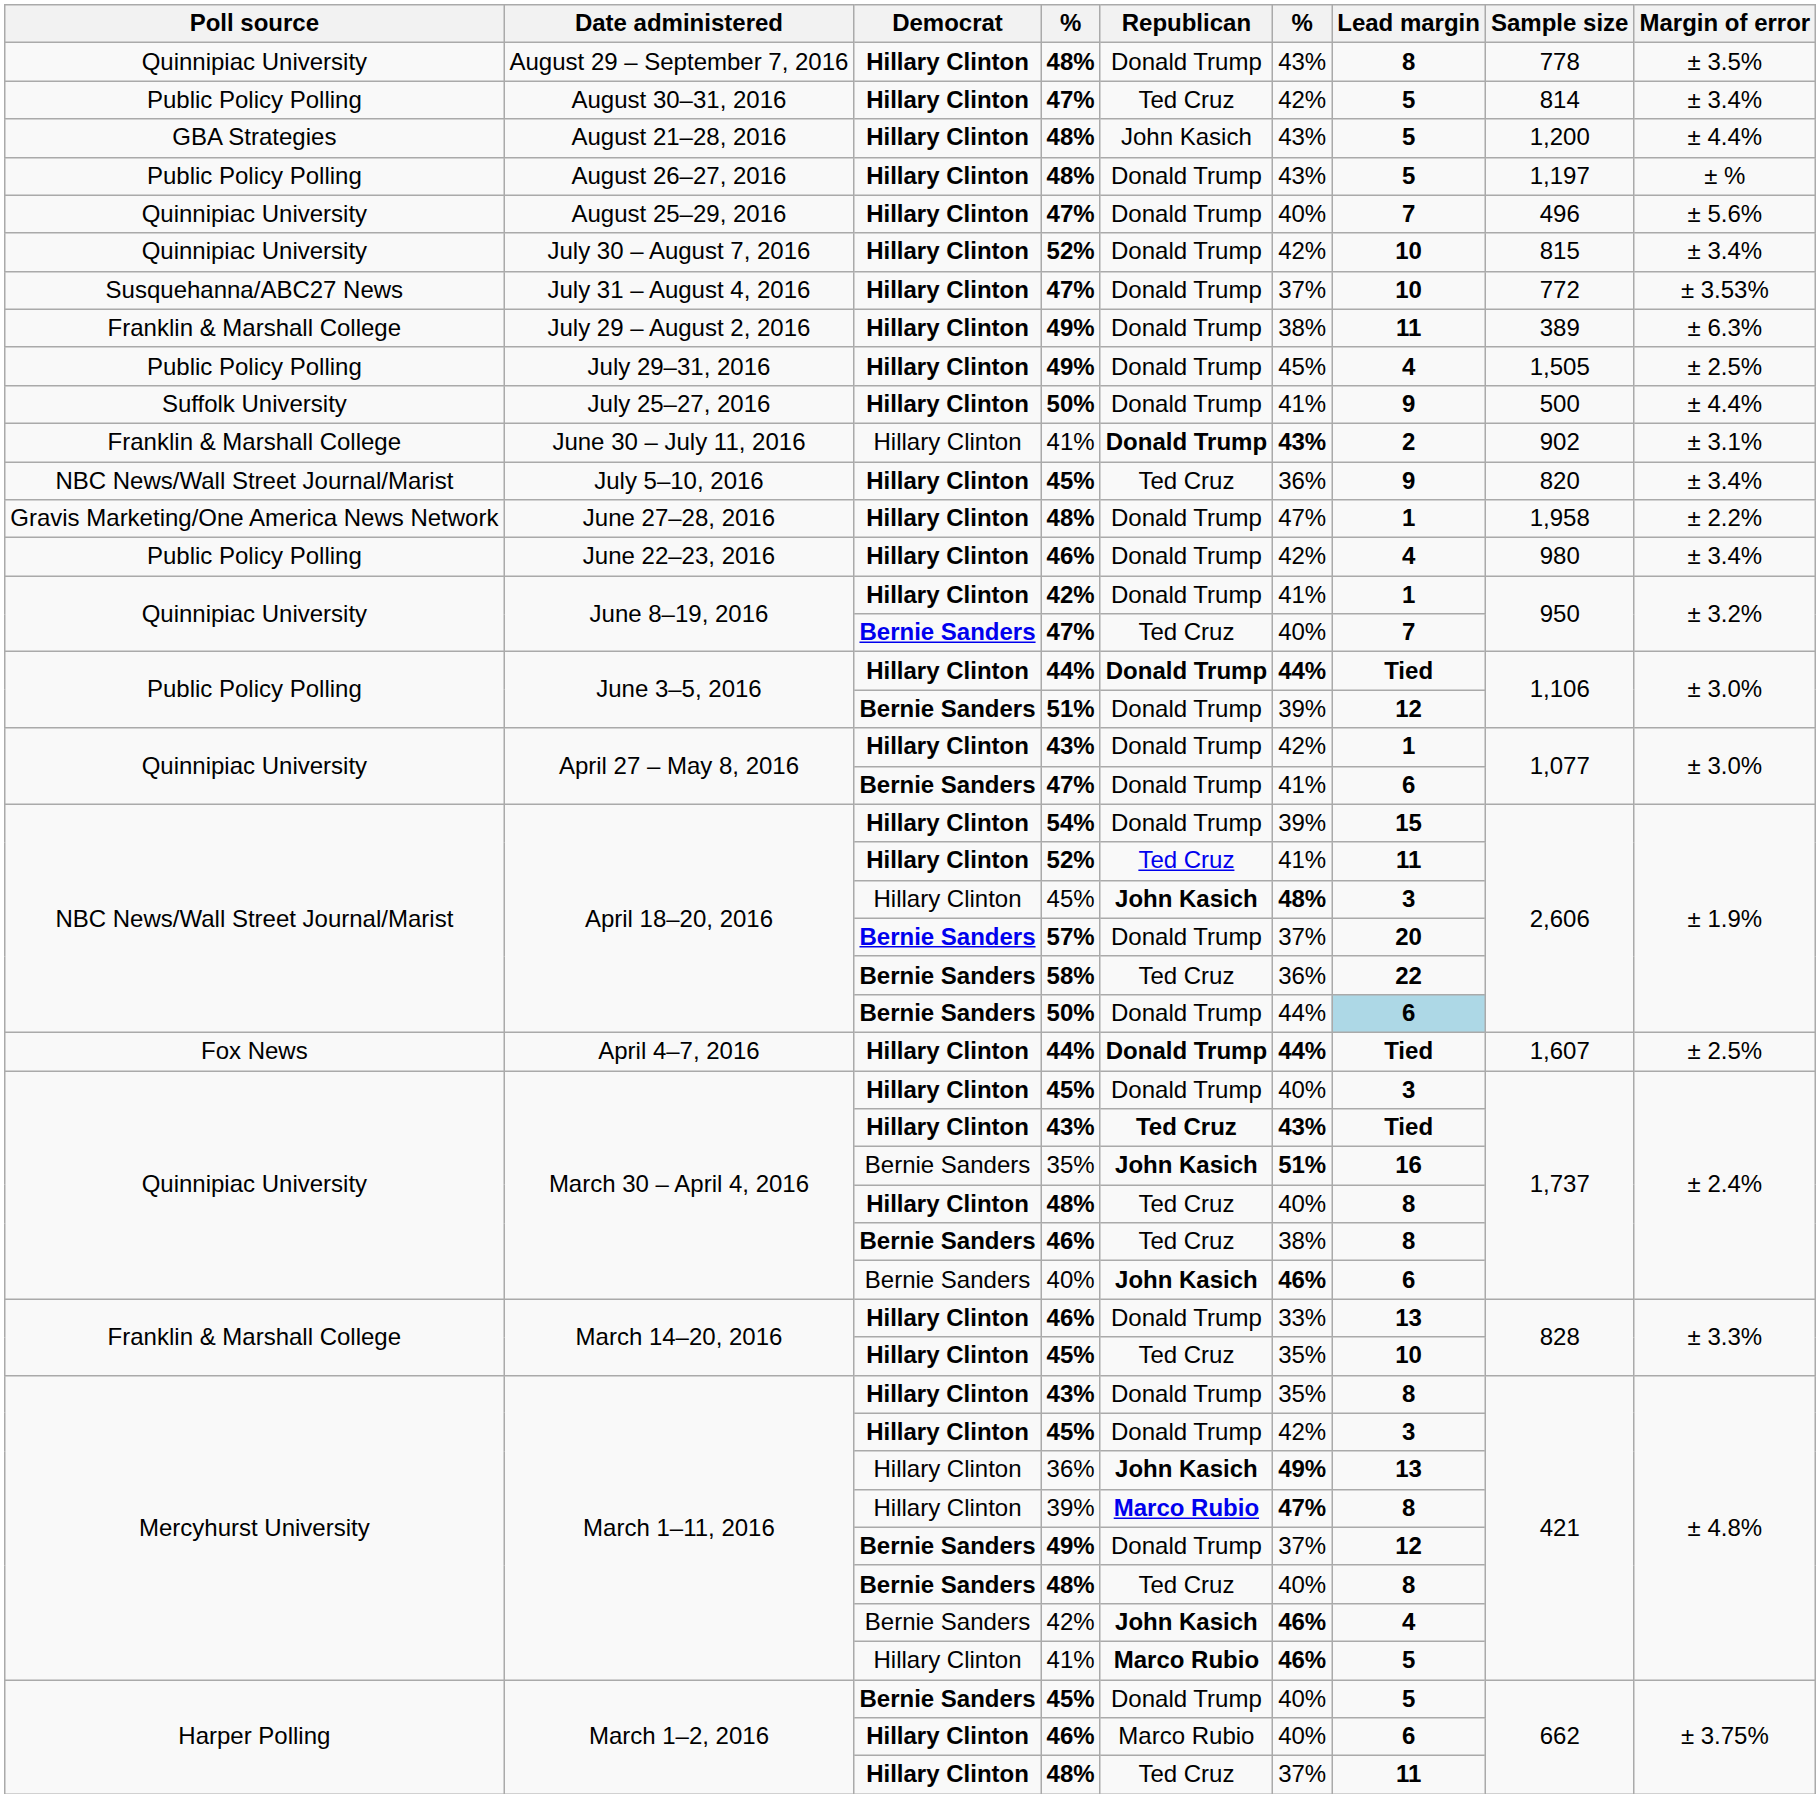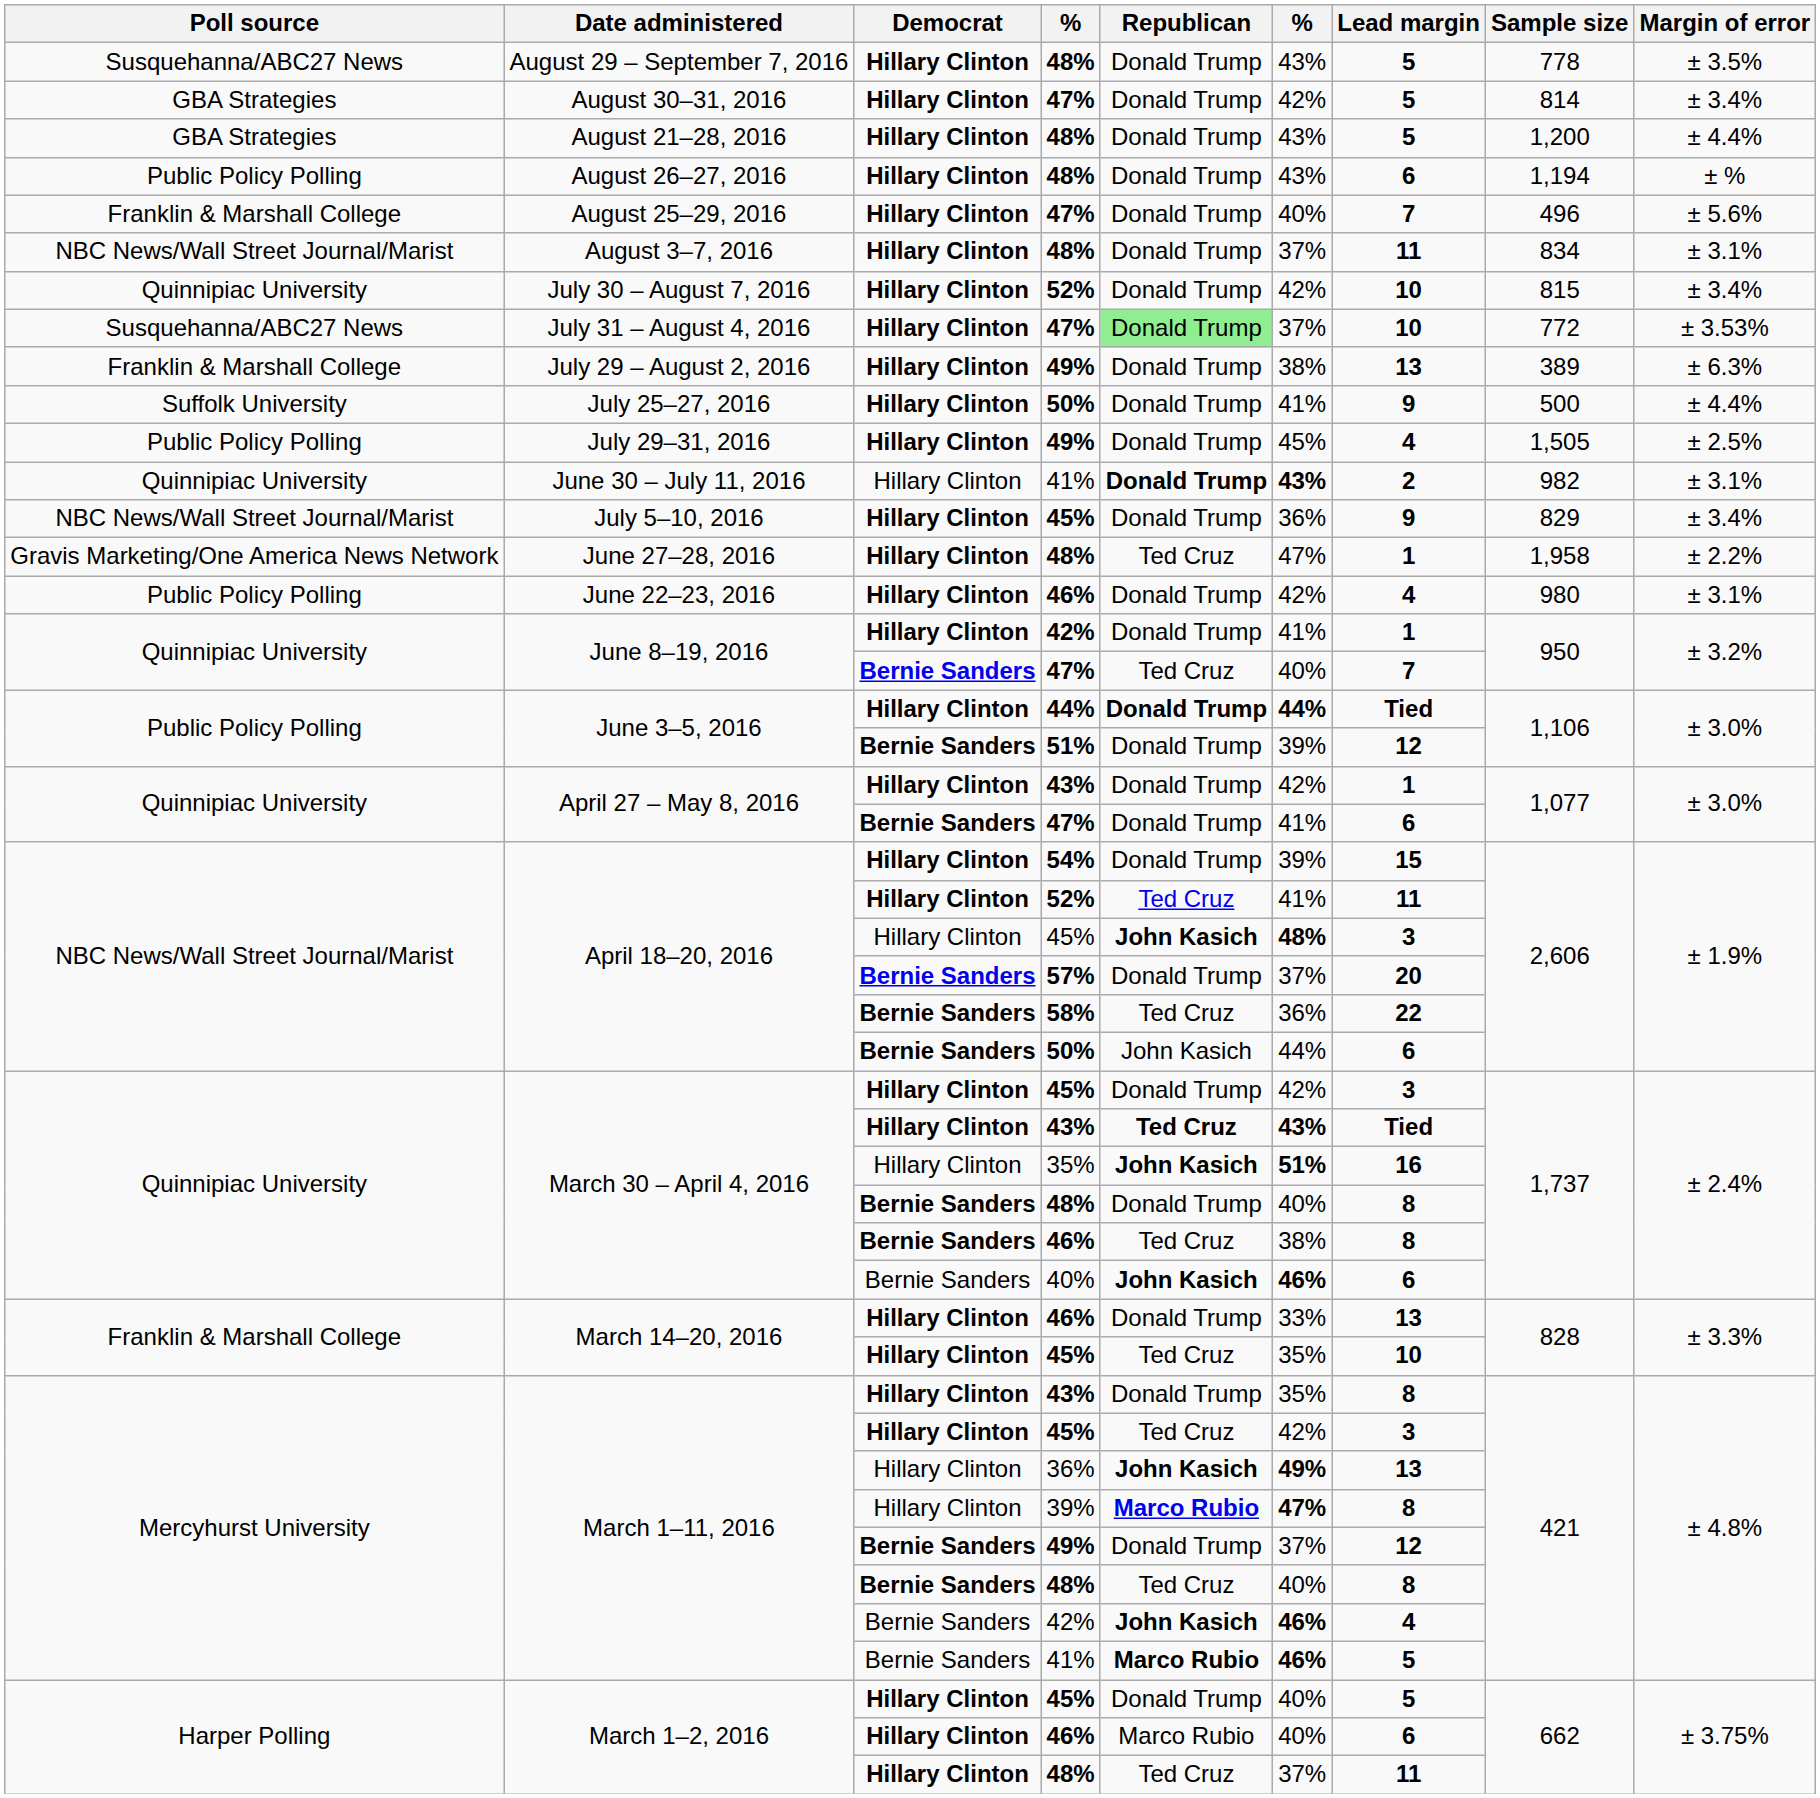(254, 61) Quinnipiac University -> (254, 61) Susquehanna/ABC27 News
(1409, 61) 8 -> (1409, 61) 5
(254, 99) Public Policy Polling -> (254, 99) GBA Strategies
(1186, 99) Ted Cruz -> (1186, 99) Donald Trump
(1186, 137) John Kasich -> (1186, 137) Donald Trump
(1409, 175) 5 -> (1409, 175) 6
(1560, 175) 1,197 -> (1560, 175) 1,194
(254, 213) Quinnipiac University -> (254, 213) Franklin & Marshall College
+ row: (679, 251)
(1186, 289) no background -> (1186, 328) lightgreen background
(1409, 328) 11 -> (1409, 366) 13
rows swapped: (679, 366) <-> (679, 404)
(254, 442) Franklin & Marshall College -> (254, 480) Quinnipiac University
(1560, 442) 902 -> (1560, 480) 982
(1186, 480) Ted Cruz -> (1186, 518) Donald Trump
(1560, 480) 820 -> (1560, 518) 829
(1186, 518) Donald Trump -> (1186, 556) Ted Cruz
(1725, 556) ± 3.4% -> (1725, 594) ± 3.1%
(1186, 1013) Donald Trump -> (1186, 1051) John Kasich
(1409, 1013) lightblue background -> (1409, 1051) no background
- row: (679, 1051)
(1302, 1089) 40% -> (1302, 1089) 42%
(948, 1165) Bernie Sanders -> (948, 1165) Hillary Clinton
(948, 1203) Hillary Clinton -> (948, 1203) Bernie Sanders
(1186, 1203) Ted Cruz -> (1186, 1203) Donald Trump
(1186, 1431) Donald Trump -> (1186, 1431) Ted Cruz
(948, 1660) Hillary Clinton -> (948, 1660) Bernie Sanders
(948, 1698) Bernie Sanders -> (948, 1698) Hillary Clinton
